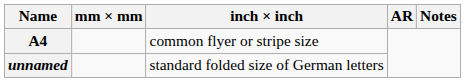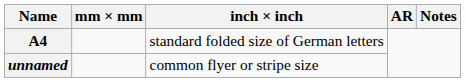(234, 41) common flyer or stripe size -> (267, 41) standard folded size of German letters
(267, 65) standard folded size of German letters -> (234, 65) common flyer or stripe size
